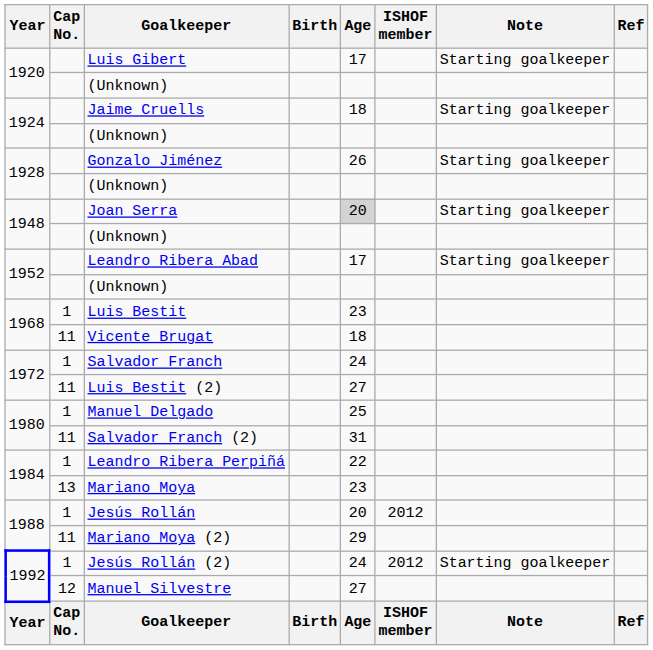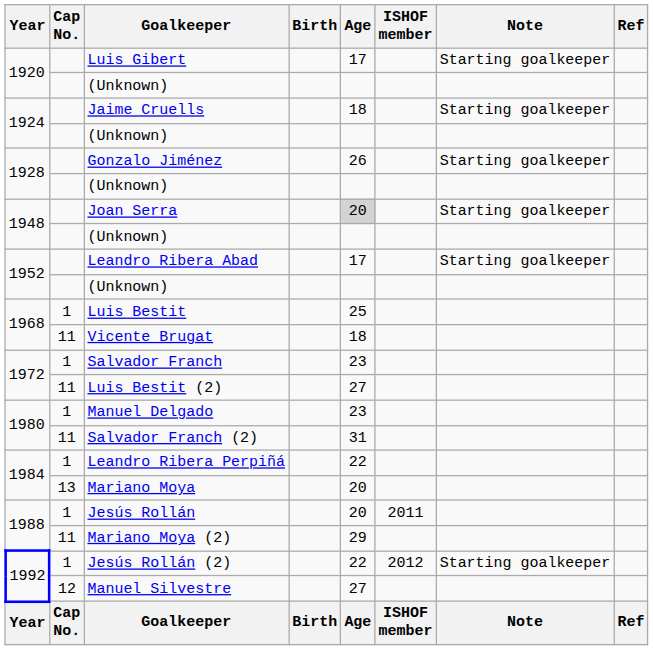(358, 312) 23 -> (358, 312) 25
(358, 362) 24 -> (358, 362) 23
(358, 412) 25 -> (358, 412) 23
(358, 488) 23 -> (358, 488) 20
(405, 513) 2012 -> (405, 513) 2011
(358, 563) 24 -> (358, 563) 22
